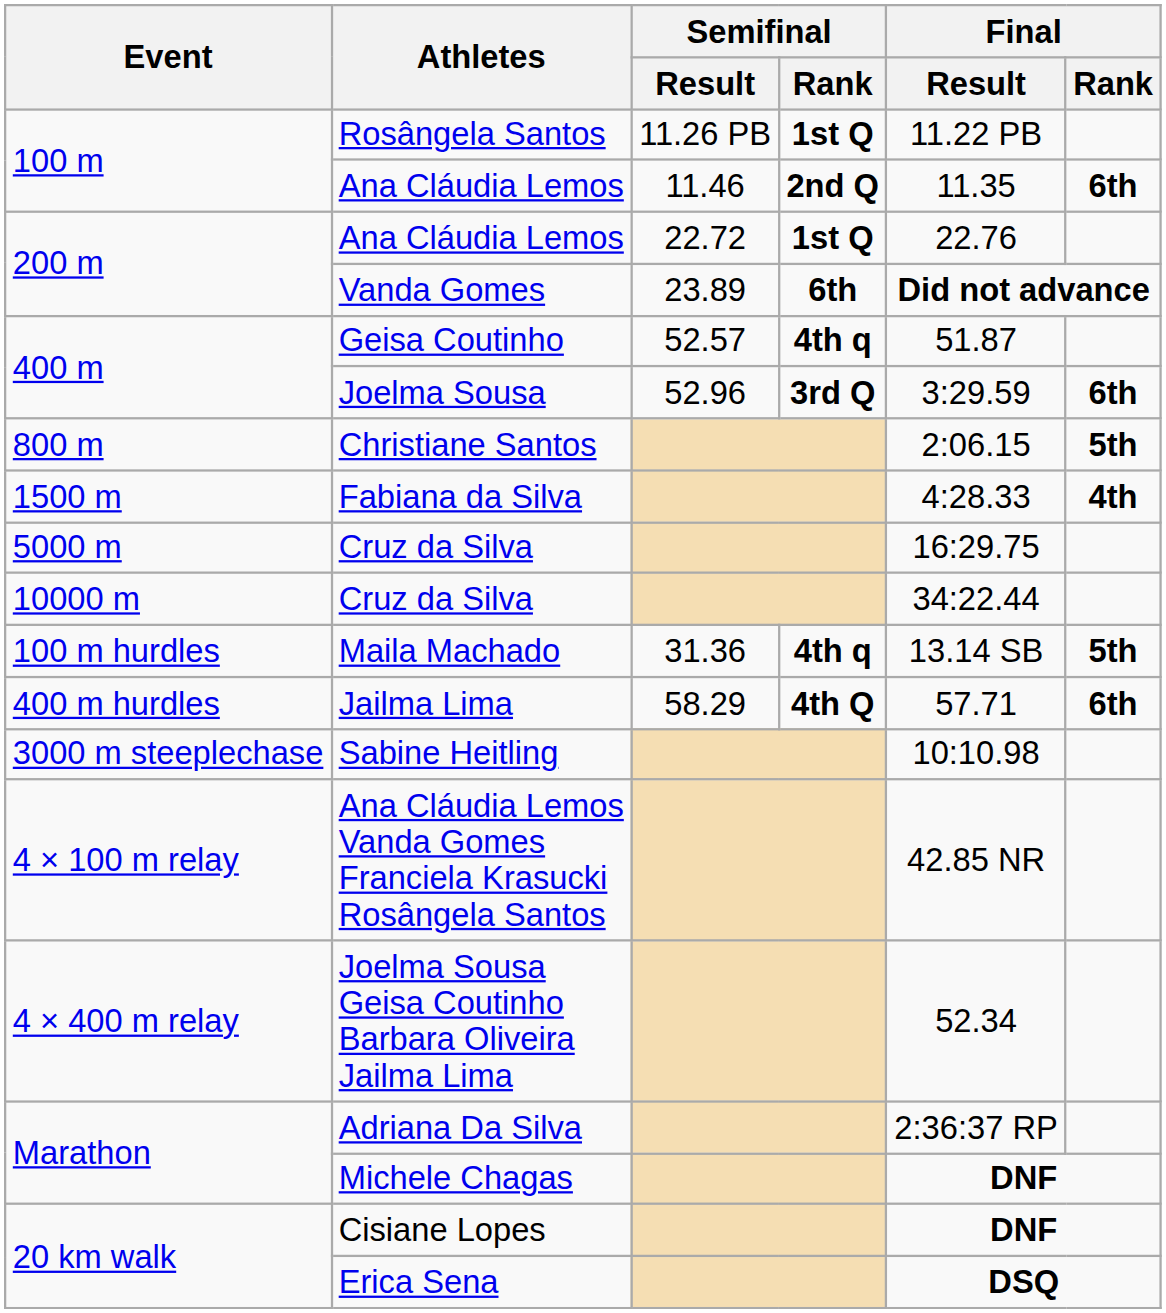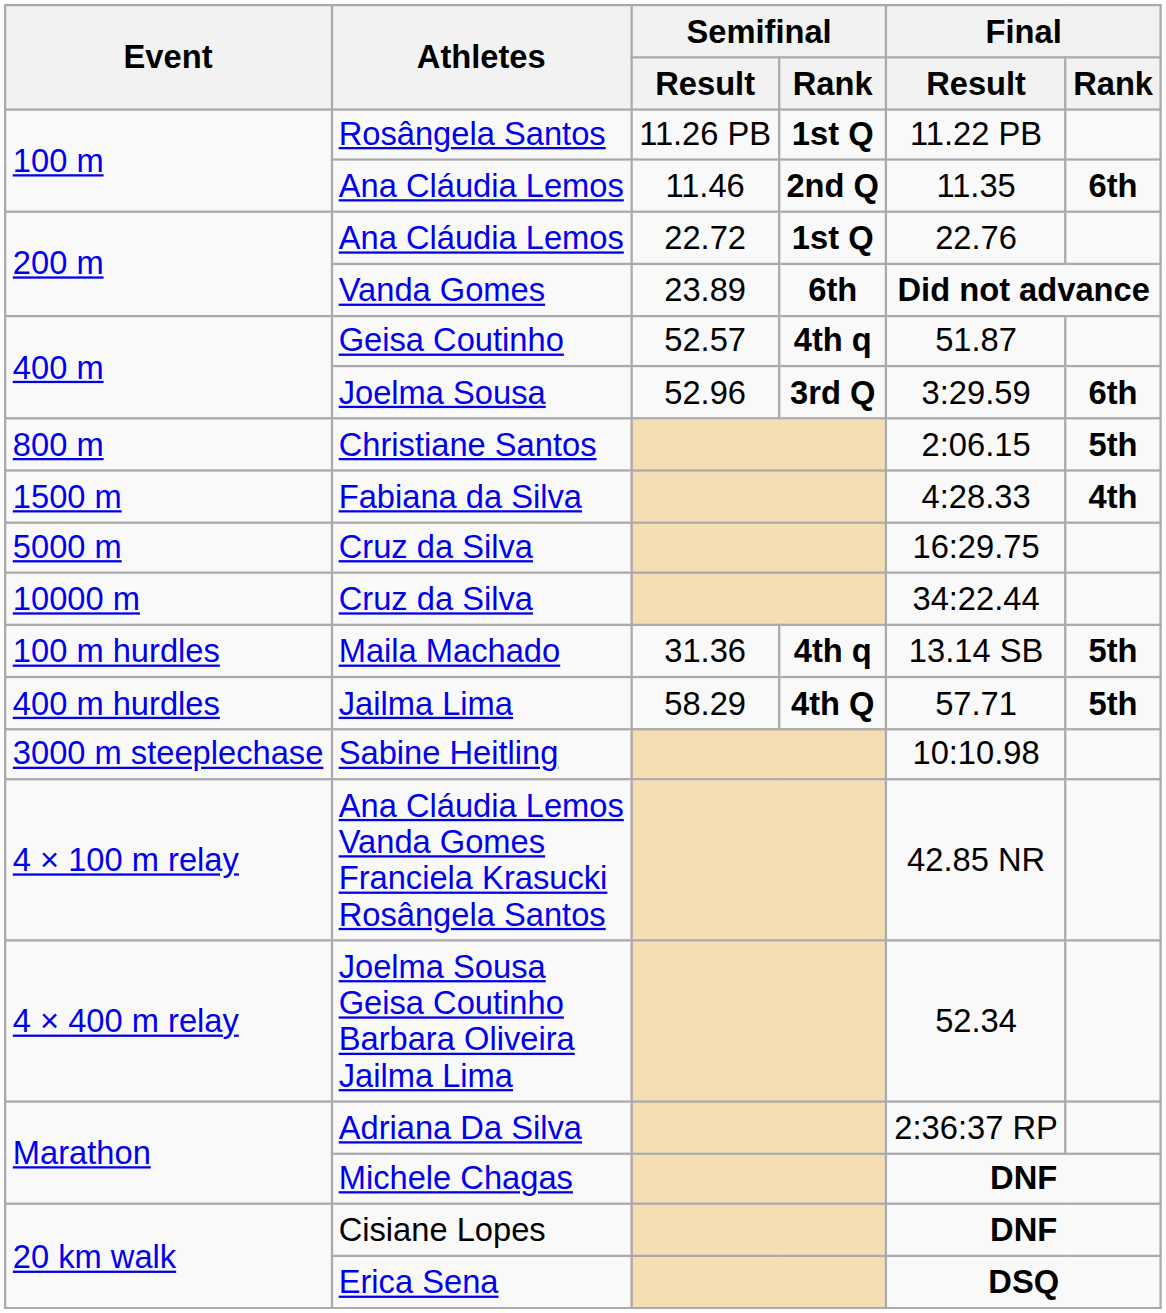(1113, 703) 6th -> (1113, 703) 5th
